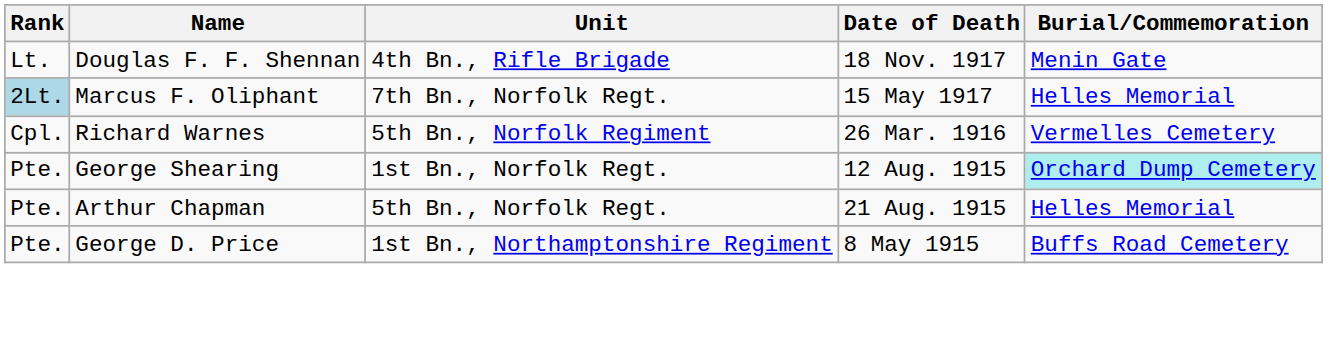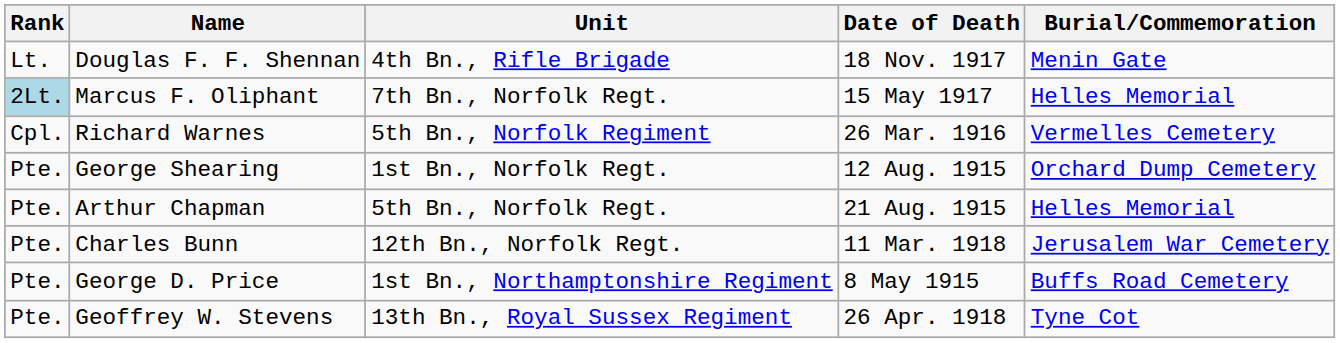(1173, 171) paleturquoise background -> (1173, 171) no background
+ row: (157, 245)
+ row: (204, 318)
